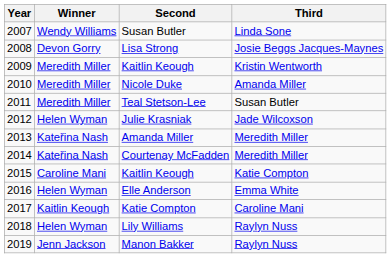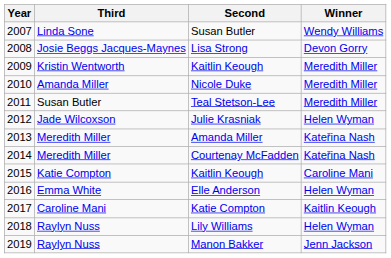columns swapped: (77, 13) <-> (309, 13)
